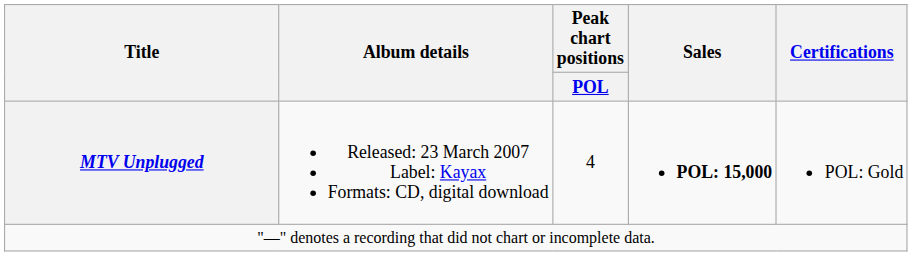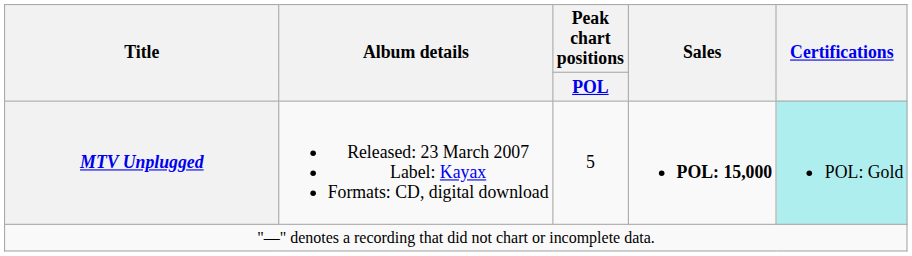(590, 162) 4 -> (590, 162) 5
(842, 173) no background -> (842, 173) paleturquoise background
